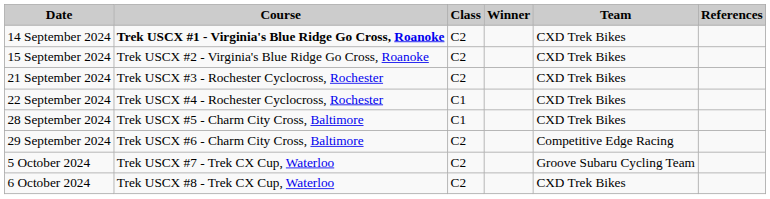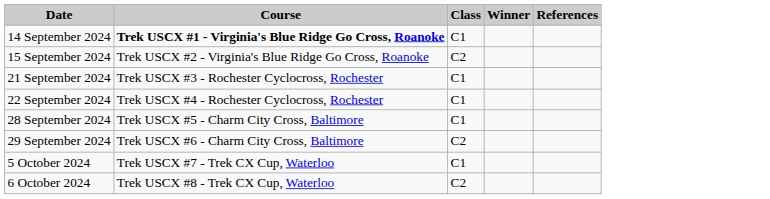- column: (616, 15)
(458, 36) C2 -> (458, 36) C1
(458, 78) C2 -> (458, 78) C1
(458, 162) C2 -> (458, 162) C1
